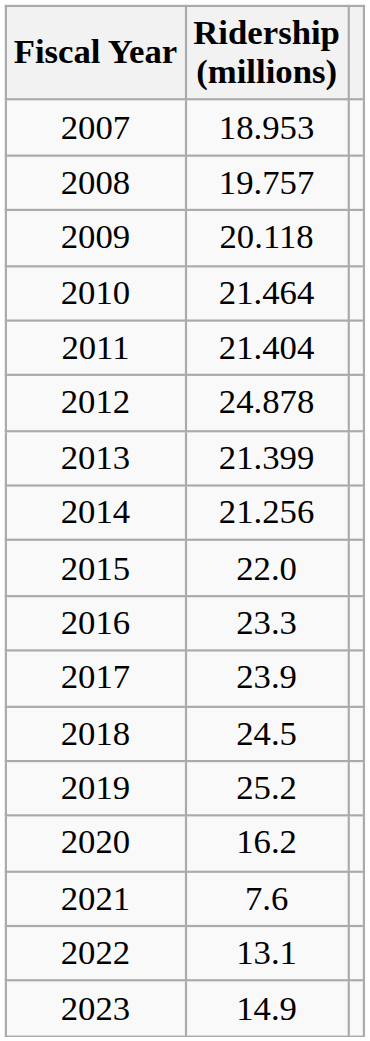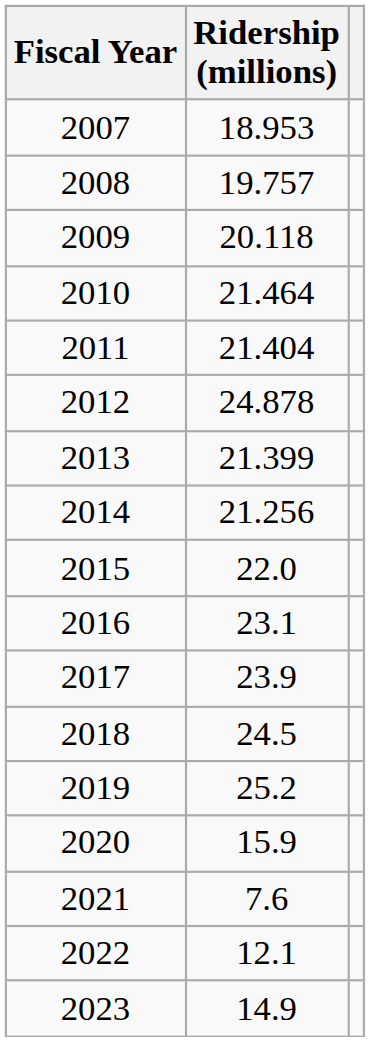(267, 622) 23.3 -> (267, 622) 23.1
(267, 842) 16.2 -> (267, 842) 15.9
(267, 952) 13.1 -> (267, 952) 12.1
